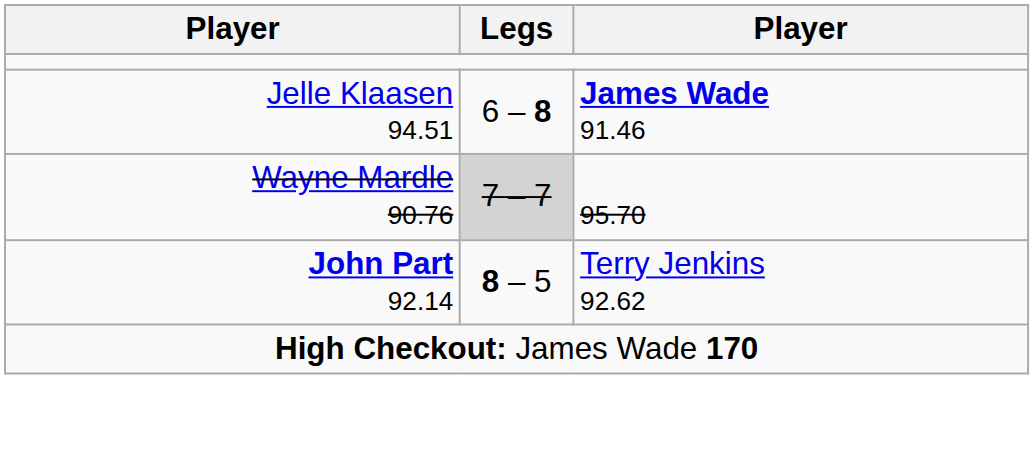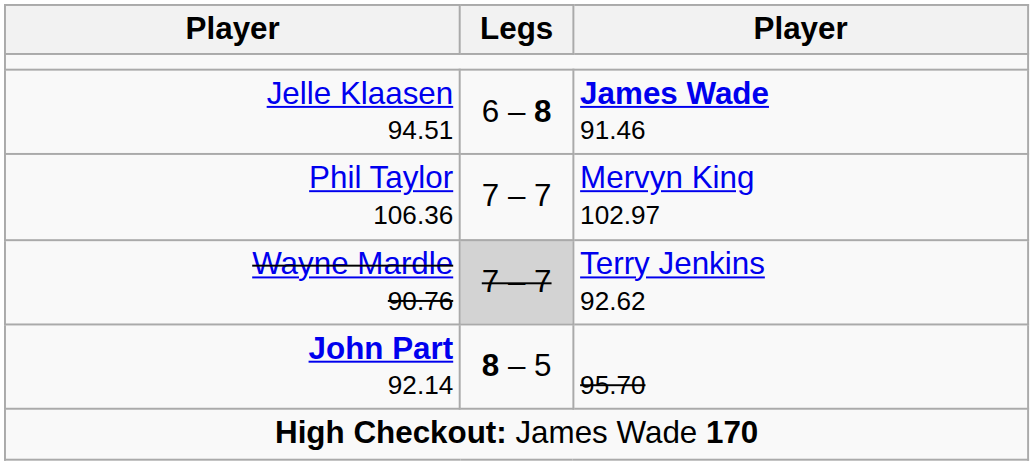+ row: (381, 196)
(613, 215) 95.70 -> (672, 281) Terry Jenkins 92.62
(672, 281) Terry Jenkins 92.62 -> (613, 385) 95.70
